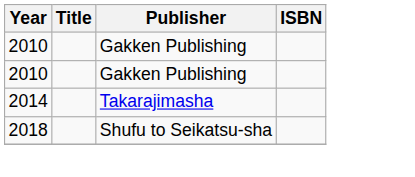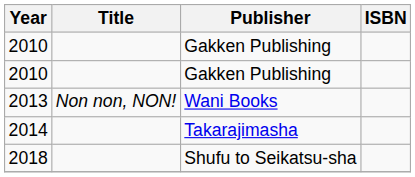+ row: (28, 102)
